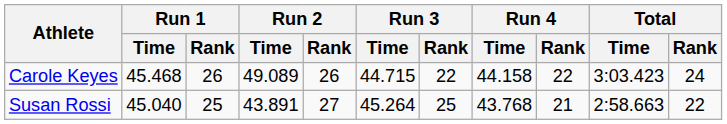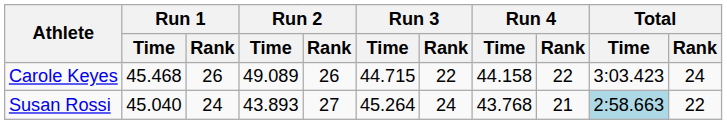(212, 105) 25 -> (212, 105) 24
(271, 105) 43.891 -> (271, 105) 43.893
(446, 105) 25 -> (446, 105) 24
(629, 105) no background -> (629, 105) lightblue background
